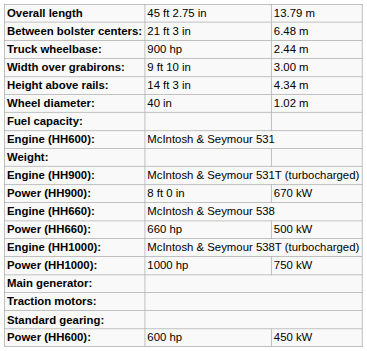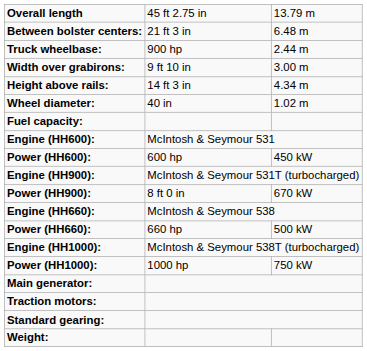rows swapped: (49, 337) <-> (28, 157)
